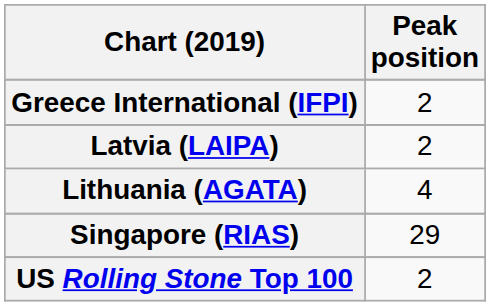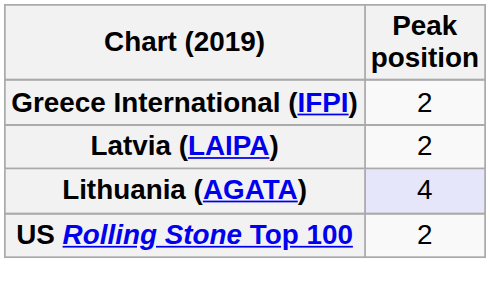(425, 190) no background -> (425, 190) lavender background
- row: (185, 234)
